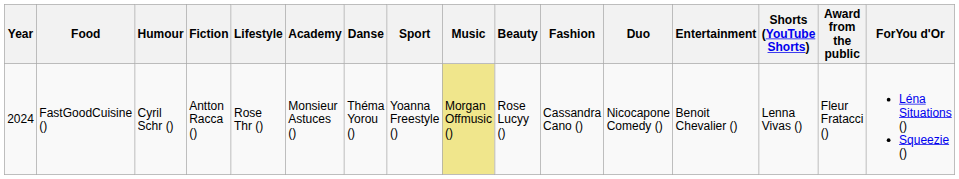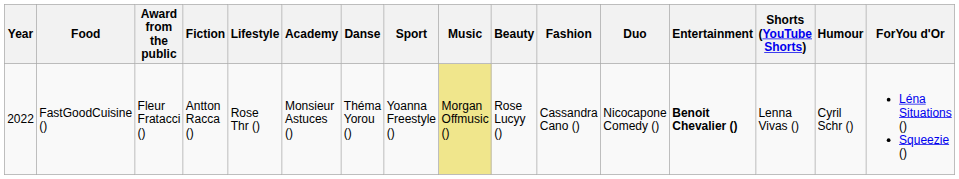columns swapped: (161, 34) <-> (842, 34)
(20, 119) 2024 -> (20, 119) 2022
(707, 119) normal -> (705, 119) bold
